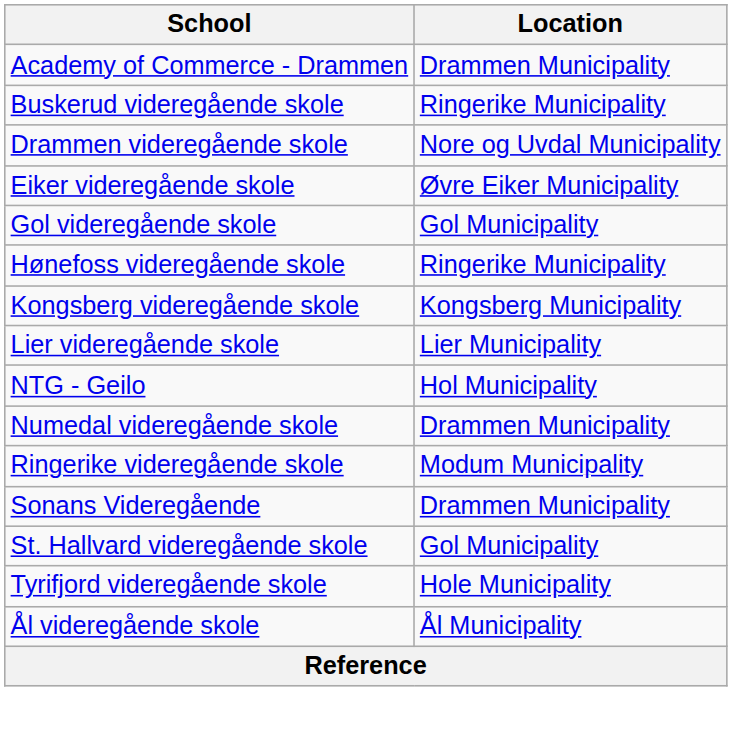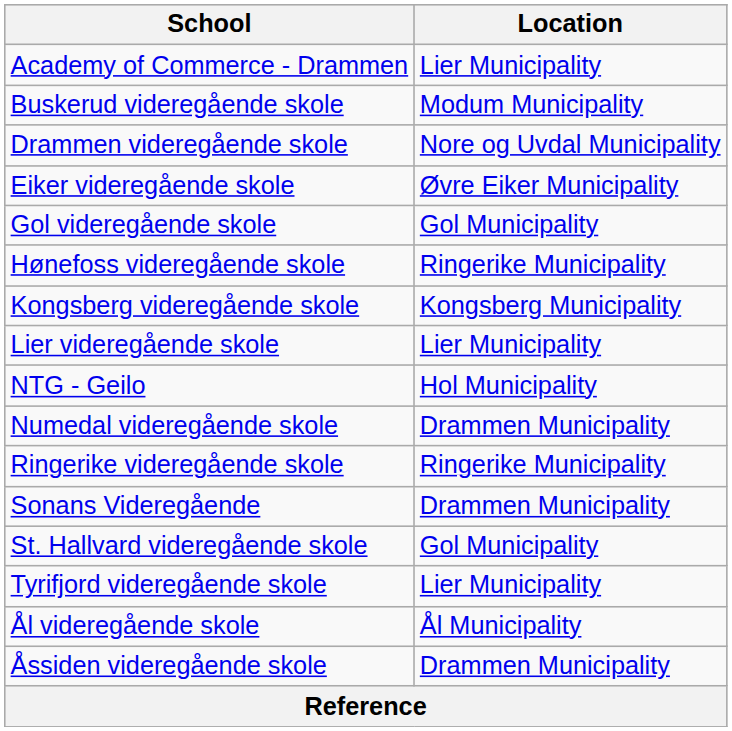(545, 64) Drammen Municipality -> (510, 64) Lier Municipality
(543, 104) Ringerike Municipality -> (532, 104) Modum Municipality
(532, 465) Modum Municipality -> (543, 465) Ringerike Municipality
(515, 585) Hole Municipality -> (510, 585) Lier Municipality
+ row: (169, 666)
